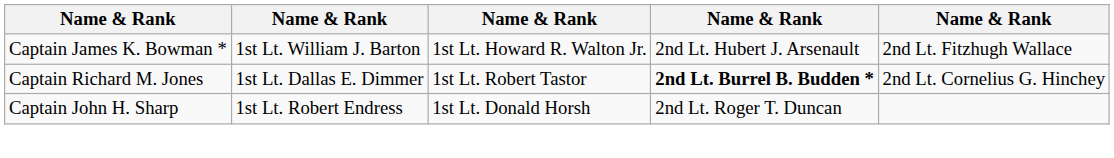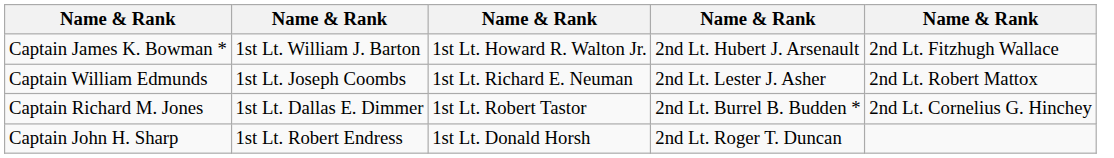+ row: (108, 78)
(765, 78) bold -> (758, 108) normal
